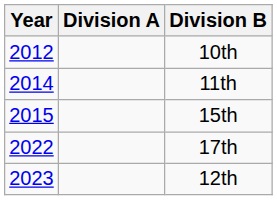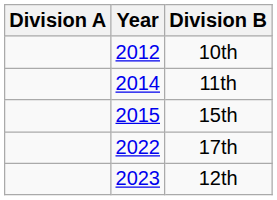columns swapped: (31, 20) <-> (111, 20)
